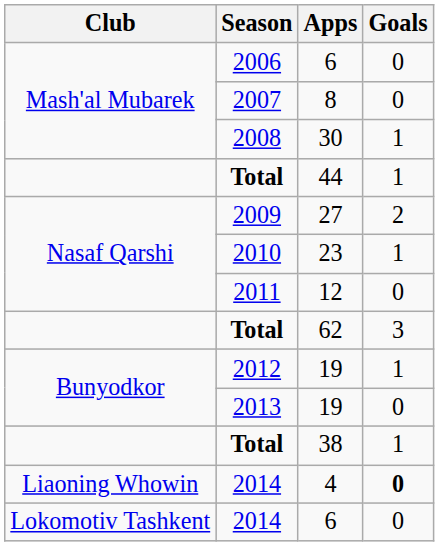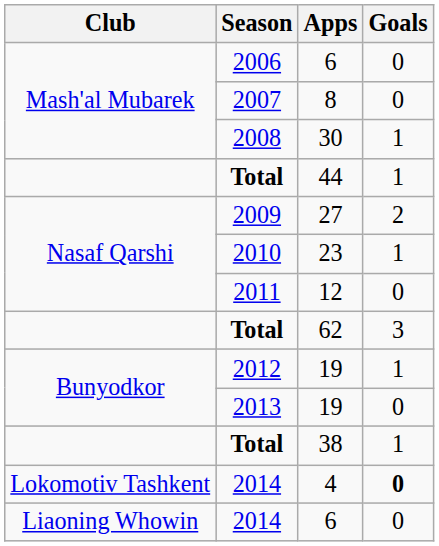(110, 483) Liaoning Whowin -> (110, 483) Lokomotiv Tashkent
(110, 521) Lokomotiv Tashkent -> (110, 521) Liaoning Whowin
